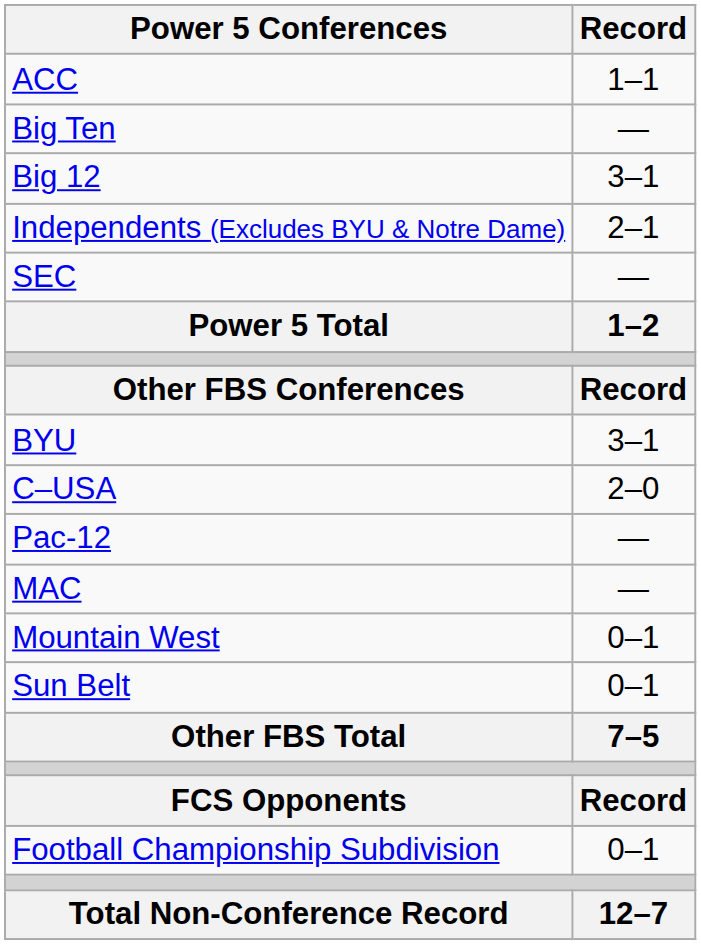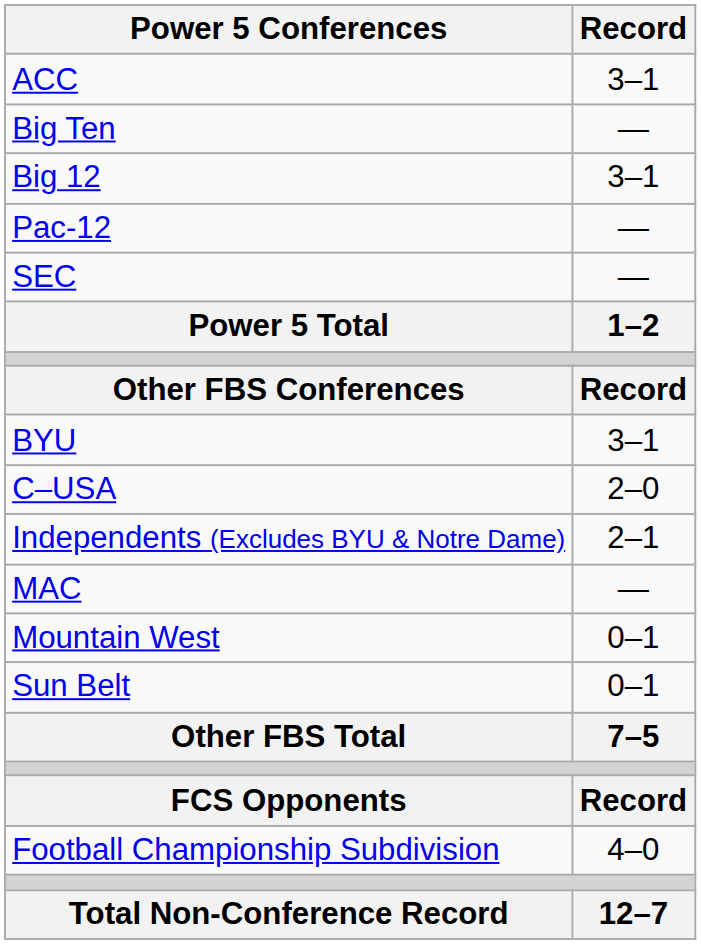(633, 78) 1–1 -> (633, 78) 3–1
rows swapped: (62, 538) <-> (289, 227)
(633, 849) 0–1 -> (633, 849) 4–0
